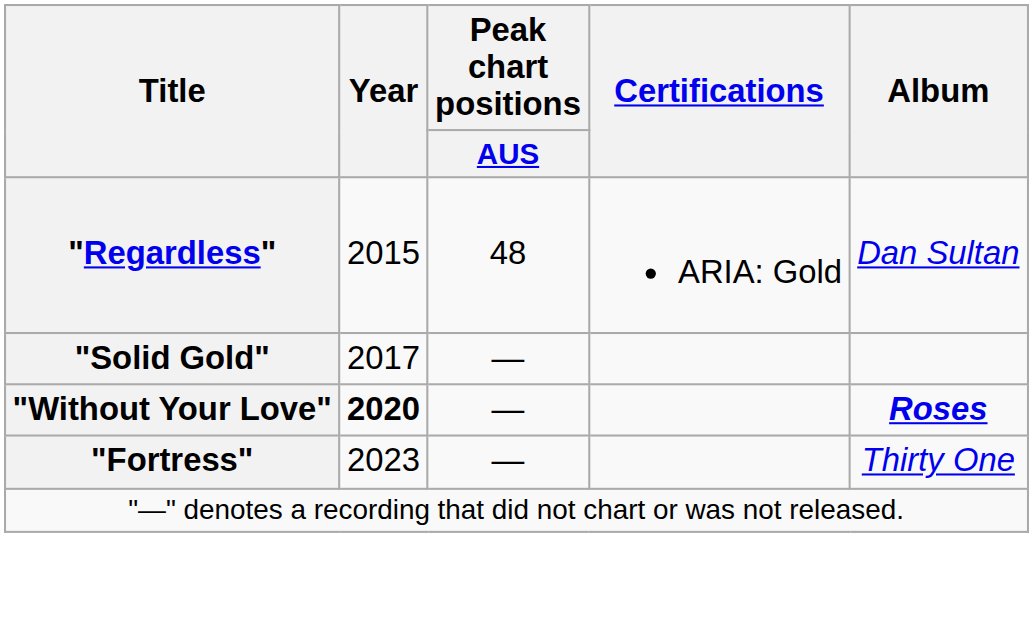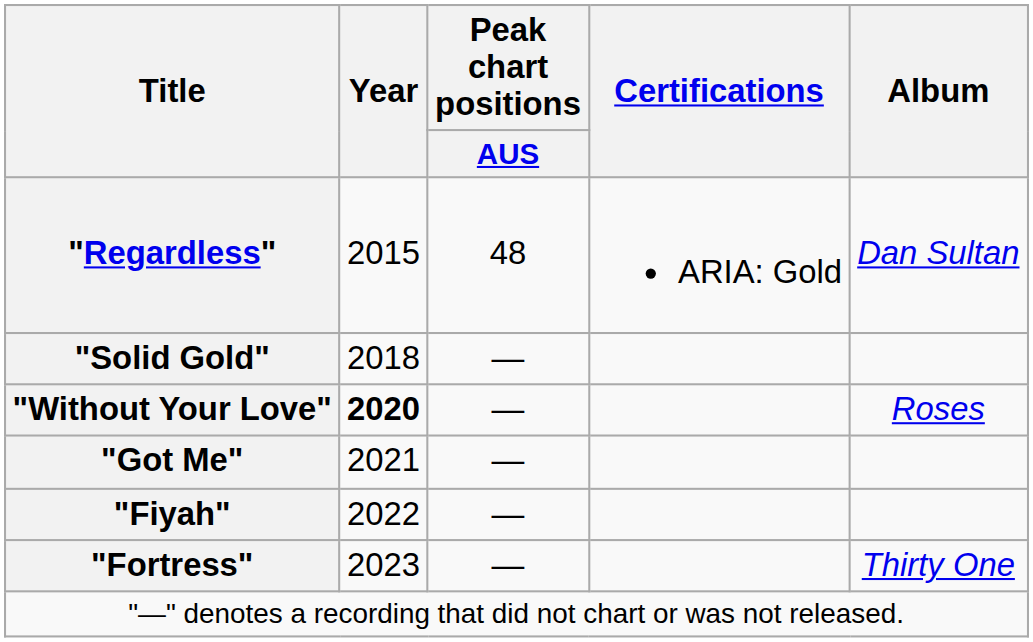(384, 357) 2017 -> (384, 357) 2018
(938, 409) bold -> (938, 409) normal
+ row: (172, 461)
+ row: (172, 513)
